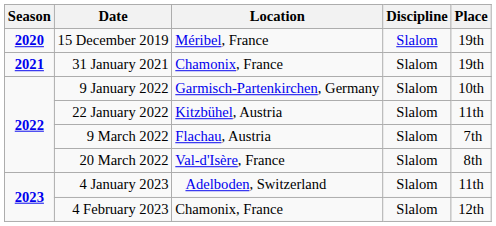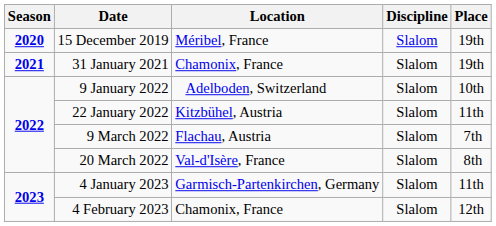(277, 88) Garmisch-Partenkirchen, Germany -> (251, 88) Adelboden, Switzerland
(251, 185) Adelboden, Switzerland -> (277, 185) Garmisch-Partenkirchen, Germany
